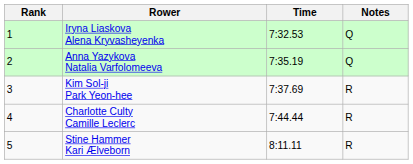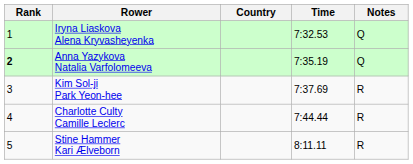+ column: (256, 12)
(10, 62) normal -> (10, 62) bold
